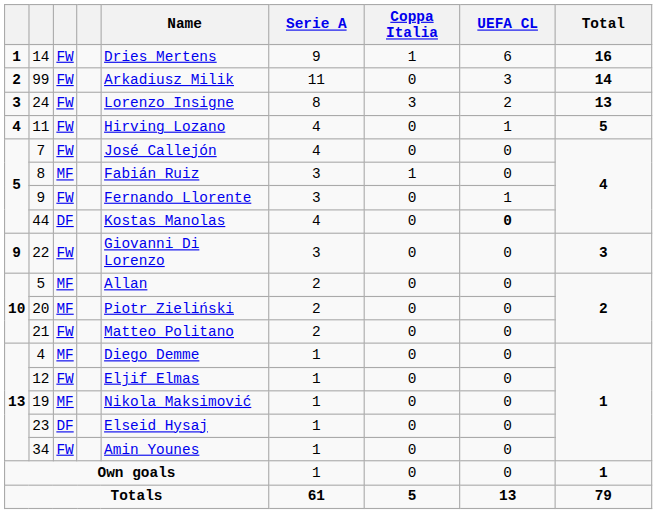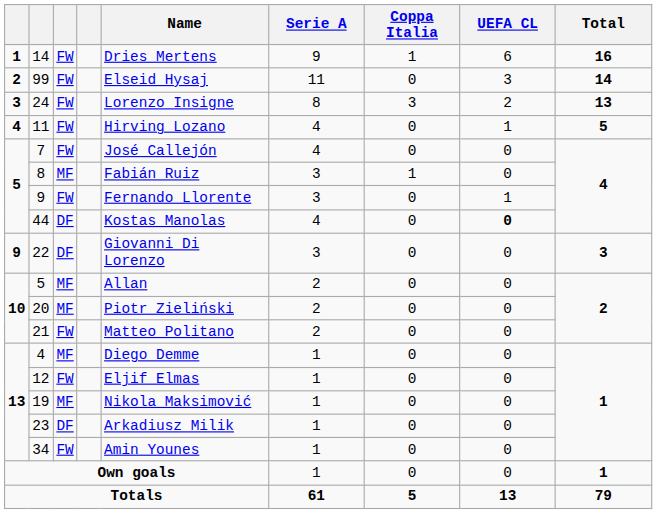(169, 80) Arkadiusz Milik -> (156, 80) Elseid Hysaj
(65, 253) FW -> (65, 253) DF
(156, 426) Elseid Hysaj -> (169, 426) Arkadiusz Milik
